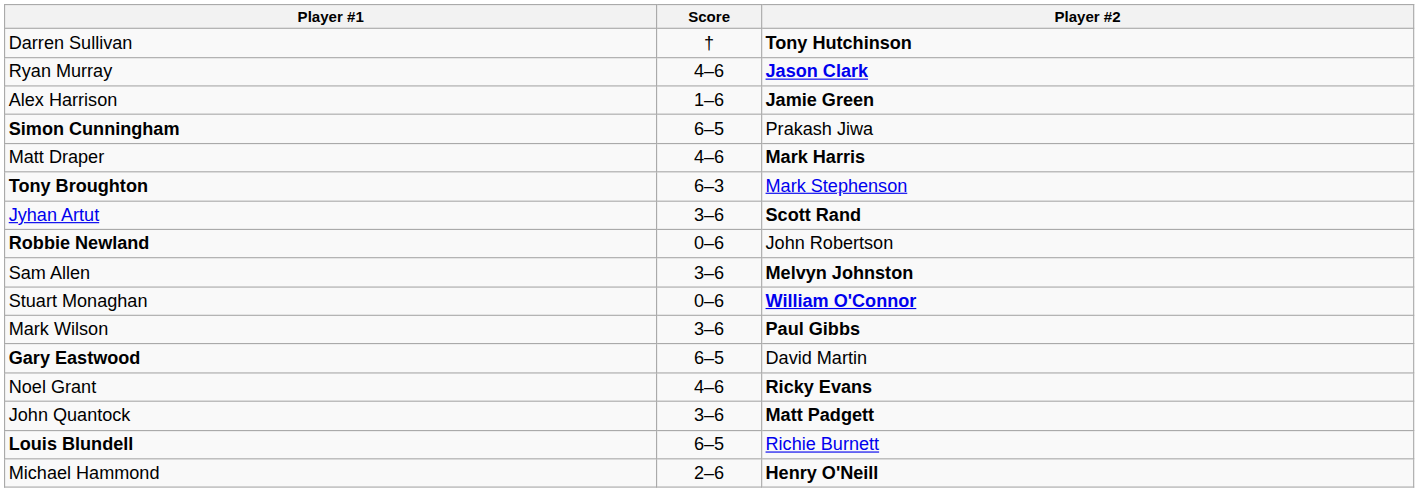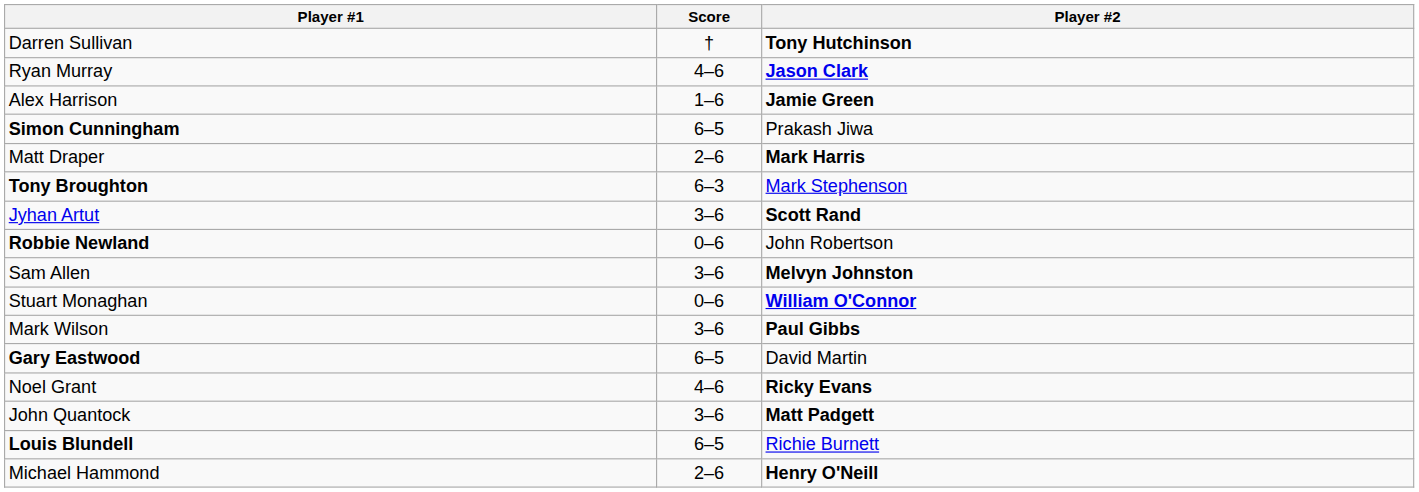(709, 157) 4–6 -> (709, 157) 2–6
